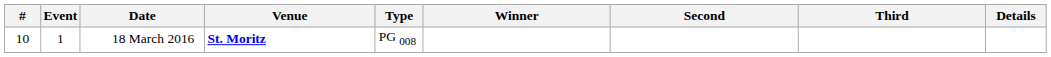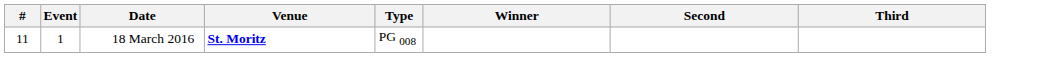- column: (1016, 15)
(22, 39) 10 -> (22, 39) 11
